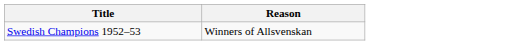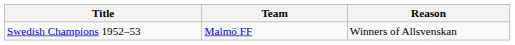+ column: (275, 13)
